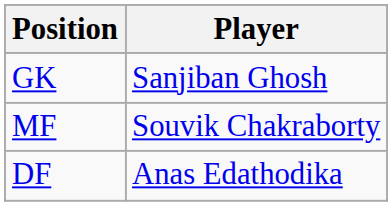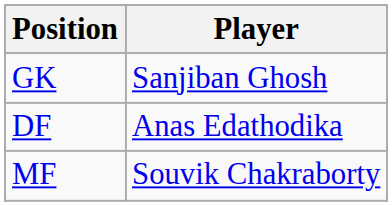rows swapped: (32, 175) <-> (34, 126)
